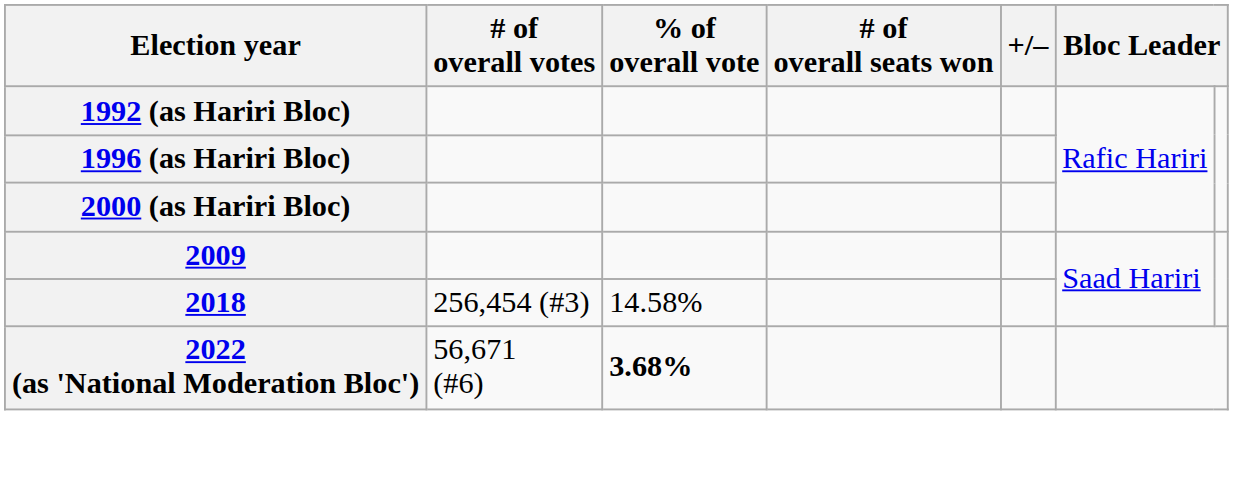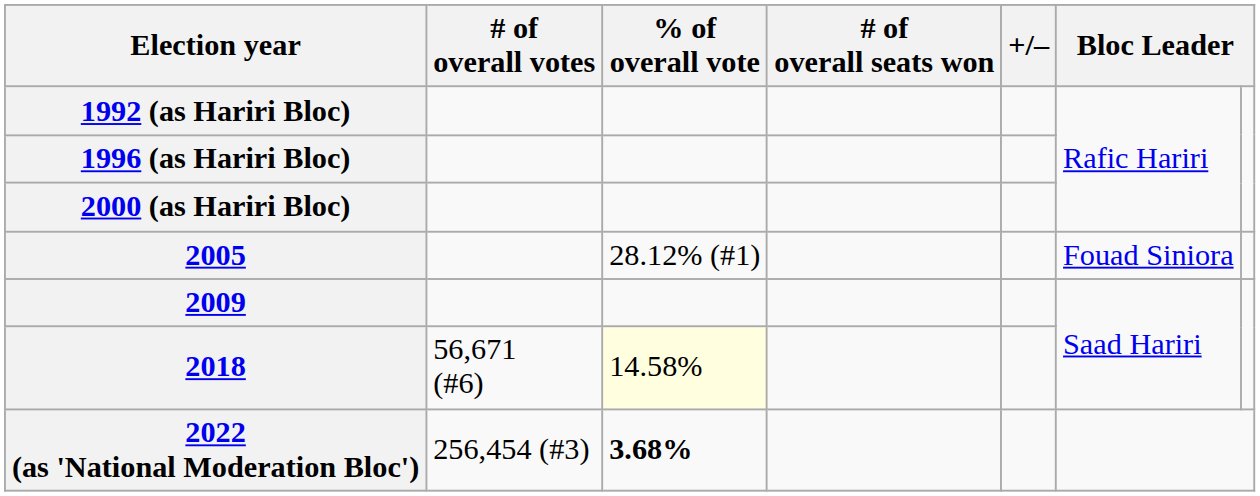+ row: (216, 254)
(511, 302) 256,454 (#3) -> (475, 367) 56,671 (#6)
(656, 302) no background -> (656, 367) lightyellow background
(475, 367) 56,671 (#6) -> (511, 449) 256,454 (#3)
